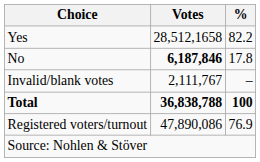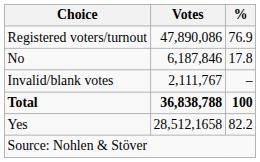rows swapped: (18, 37) <-> (77, 124)
(195, 59) bold -> (195, 59) normal
